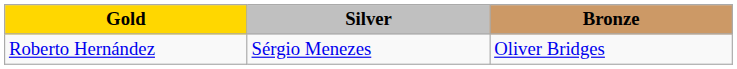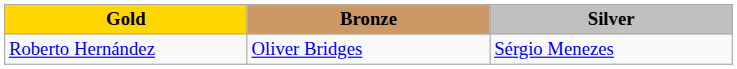columns swapped: (369, 19) <-> (611, 19)
